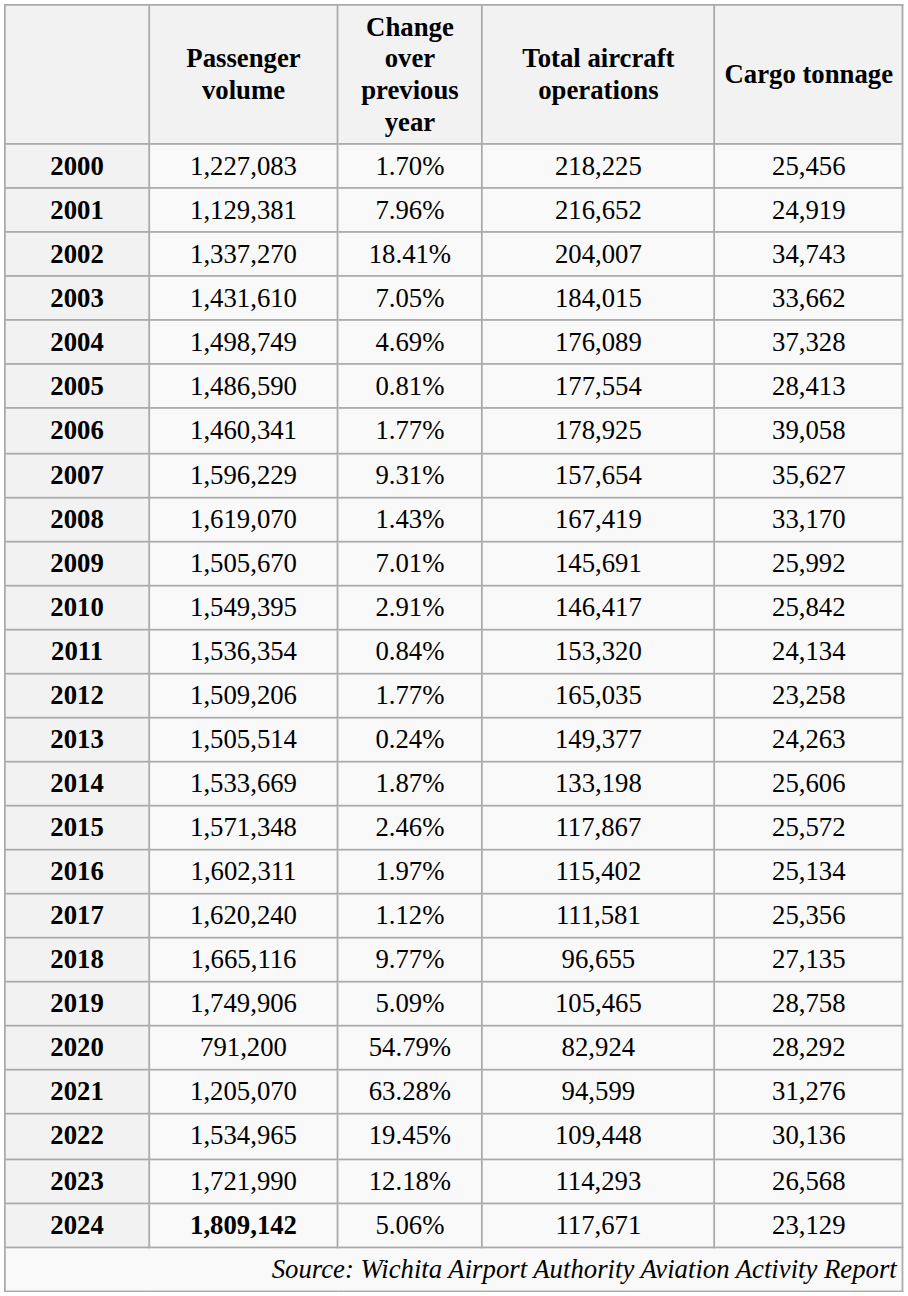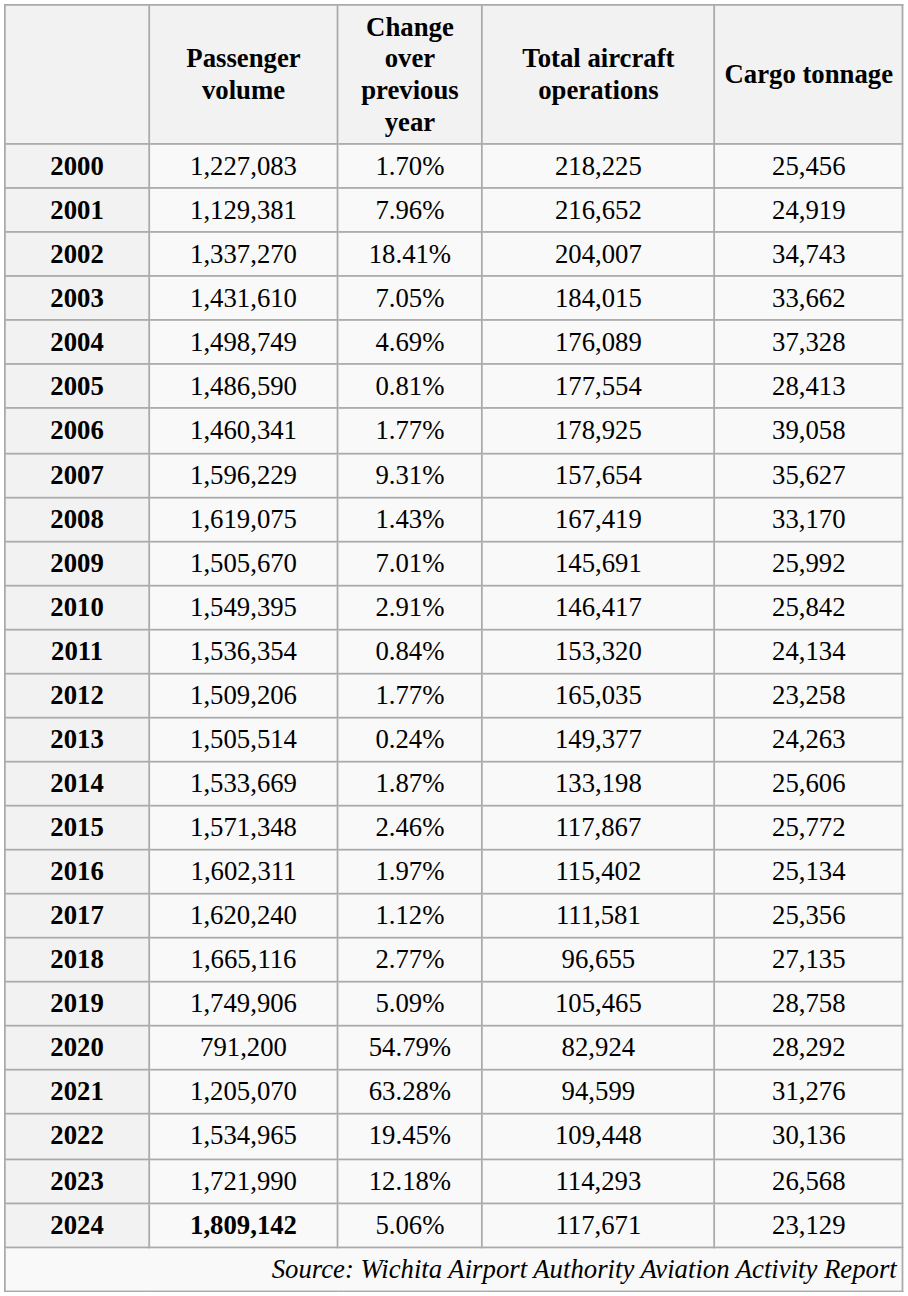(244, 518) 1,619,070 -> (244, 518) 1,619,075
(809, 827) 25,572 -> (809, 827) 25,772
(410, 959) 9.77% -> (410, 959) 2.77%
